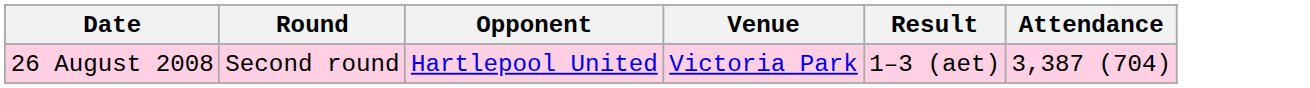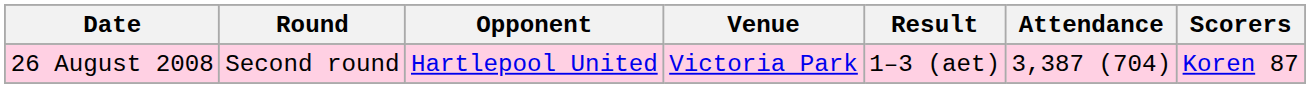+ column: (1241, 25)
